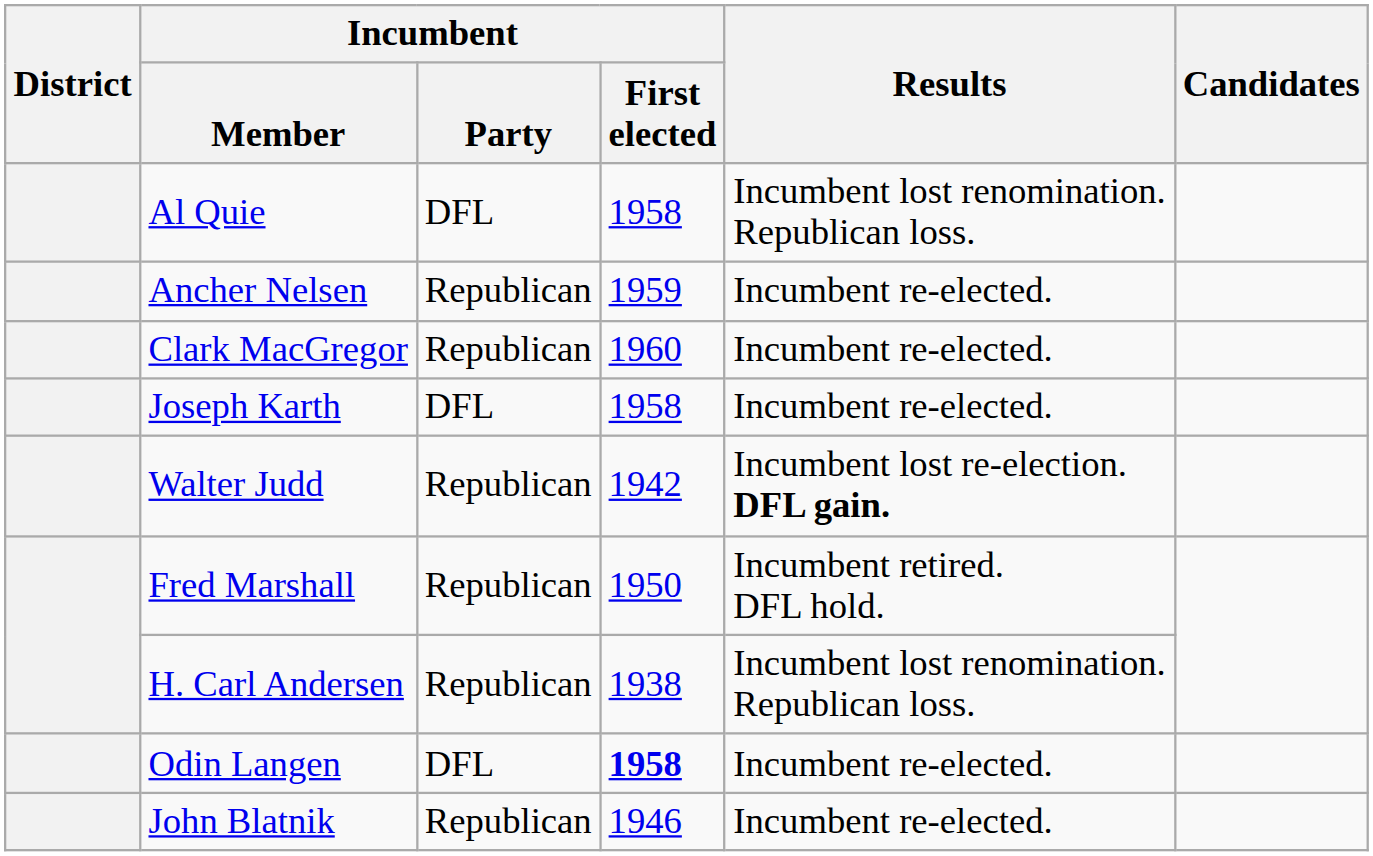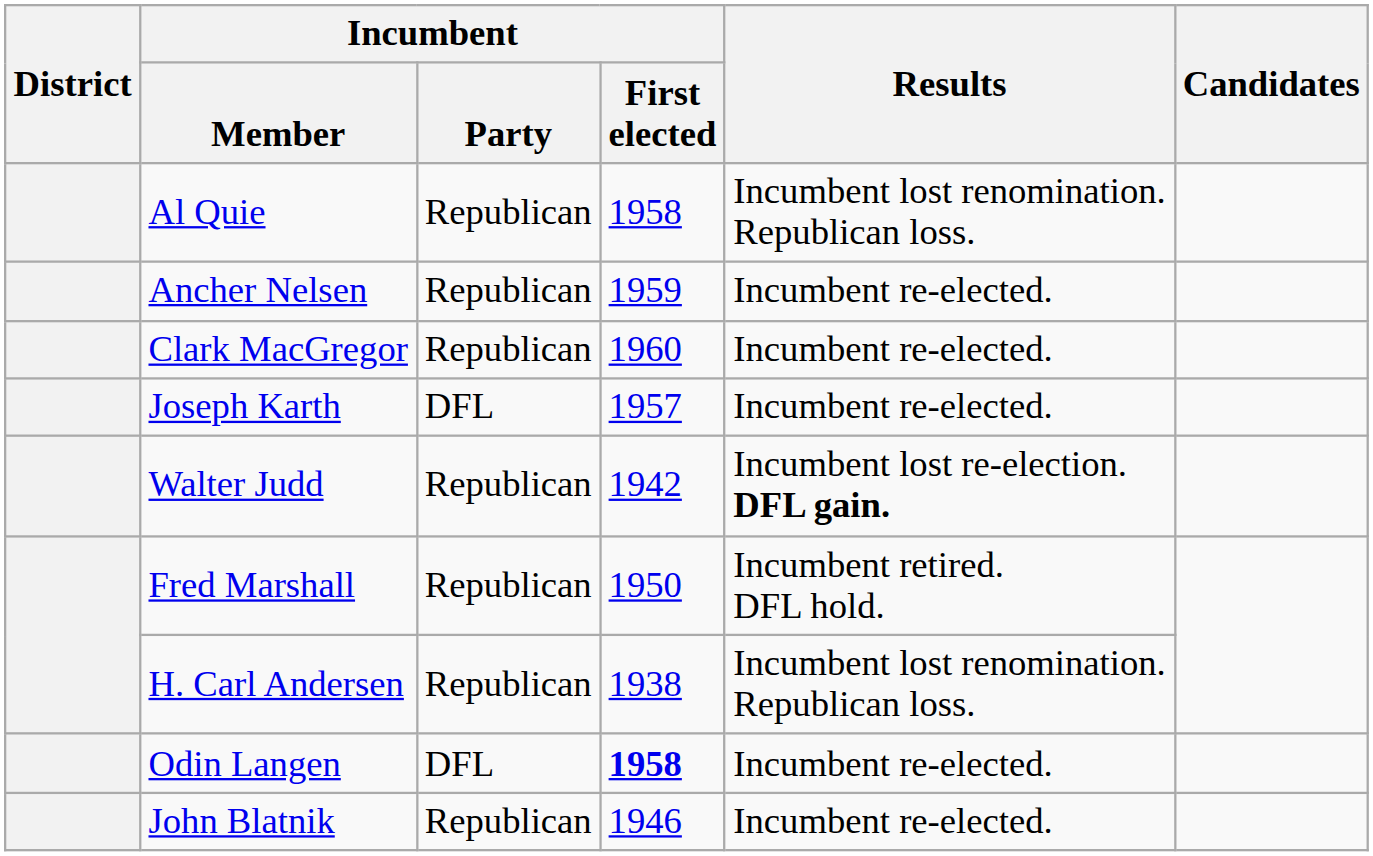(459, 211) DFL -> (508, 211) Republican
(645, 406) 1958 -> (645, 406) 1957
